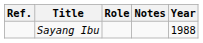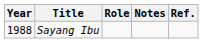columns swapped: (183, 13) <-> (19, 13)
